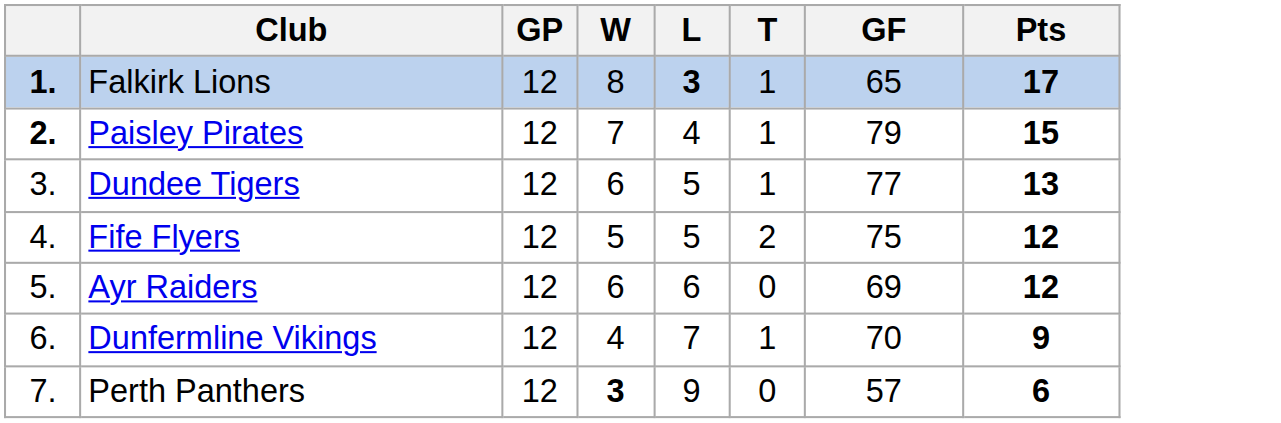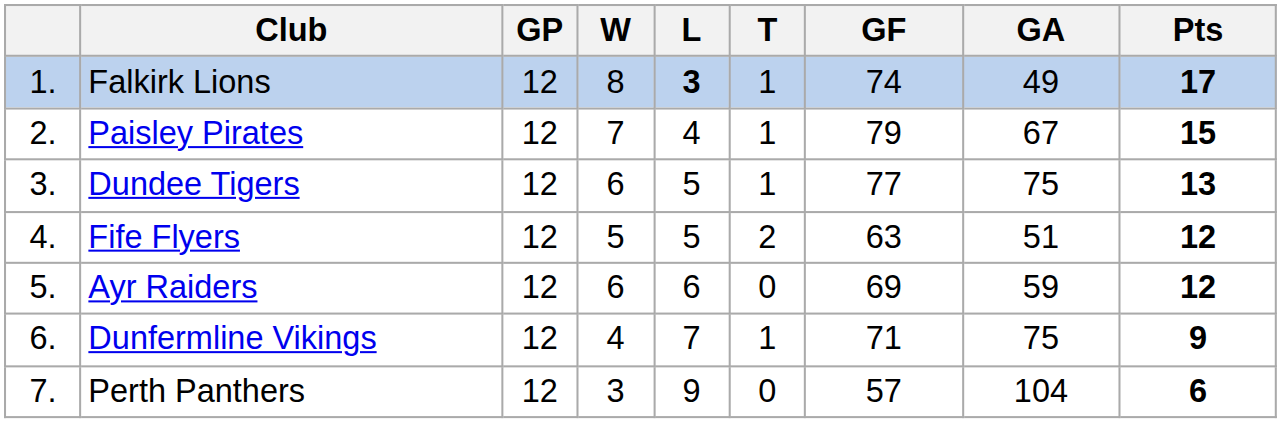+ column: (1041, 30)
(43, 81) bold -> (43, 81) normal
(884, 81) 65 -> (884, 81) 74
(43, 133) bold -> (43, 133) normal
(884, 236) 75 -> (884, 236) 63
(884, 339) 70 -> (884, 339) 71
(616, 390) bold -> (616, 390) normal
